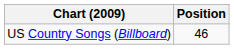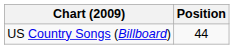(201, 34) 46 -> (201, 34) 44
